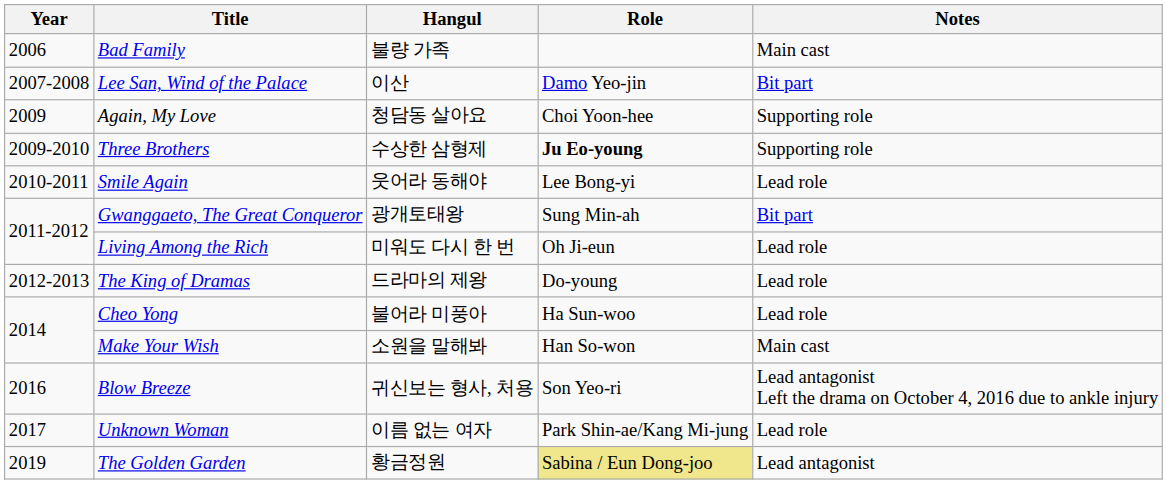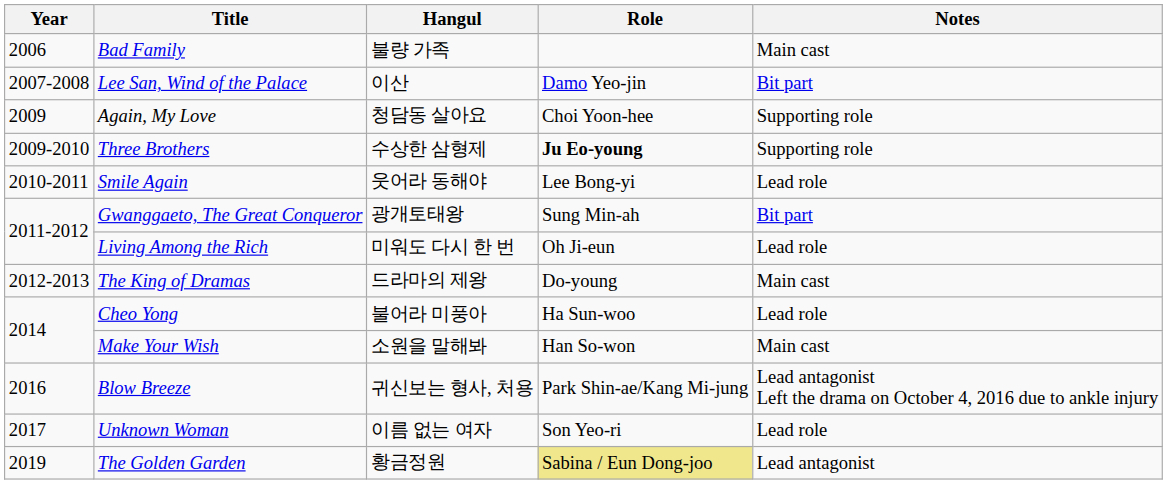(792, 280) Lead role -> (793, 280) Main cast
(582, 388) Son Yeo-ri -> (645, 388) Park Shin-ae/Kang Mi-jung
(645, 429) Park Shin-ae/Kang Mi-jung -> (582, 429) Son Yeo-ri
